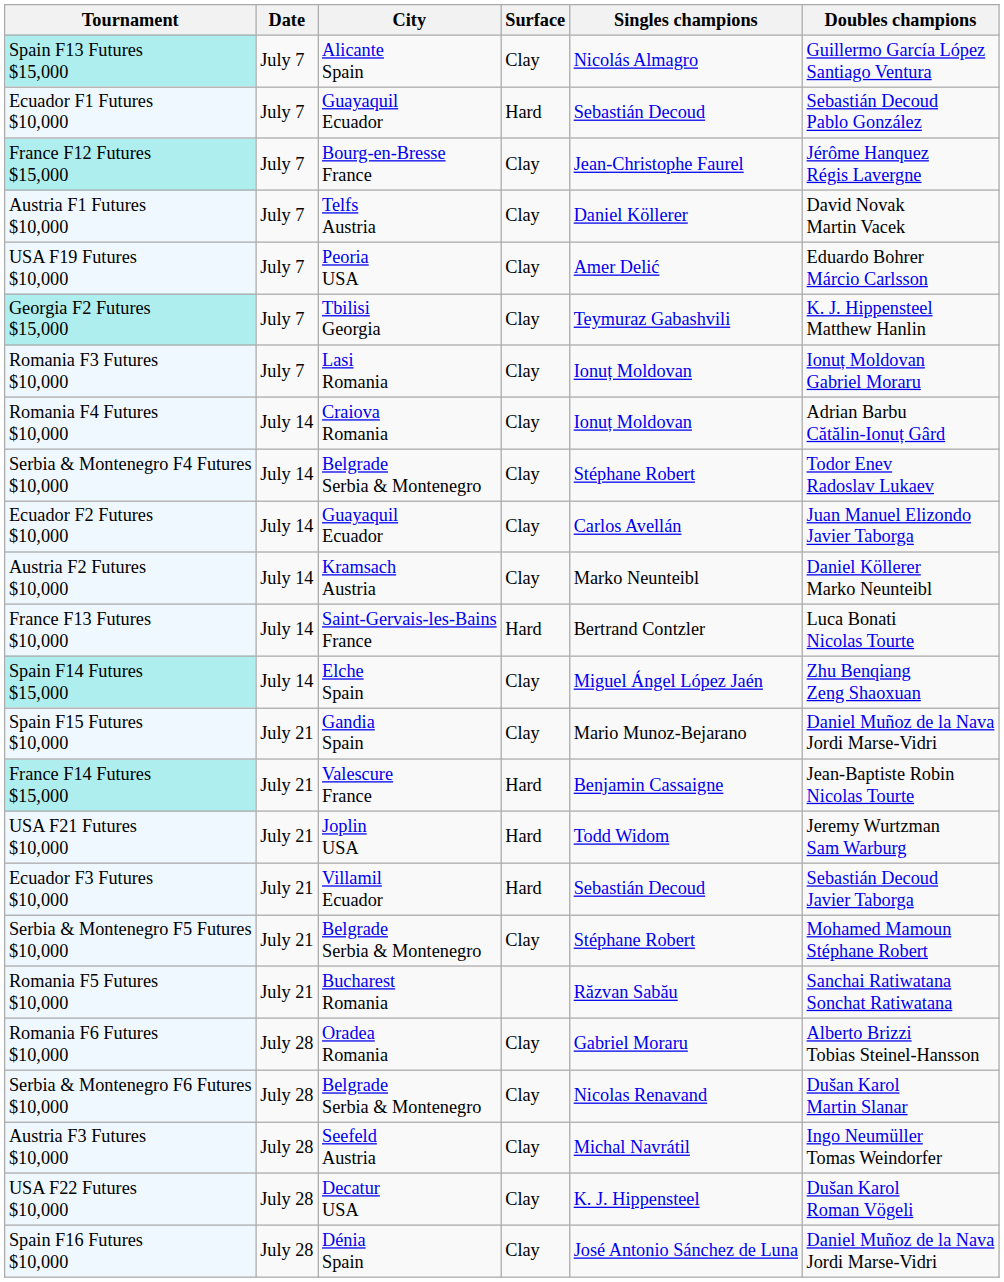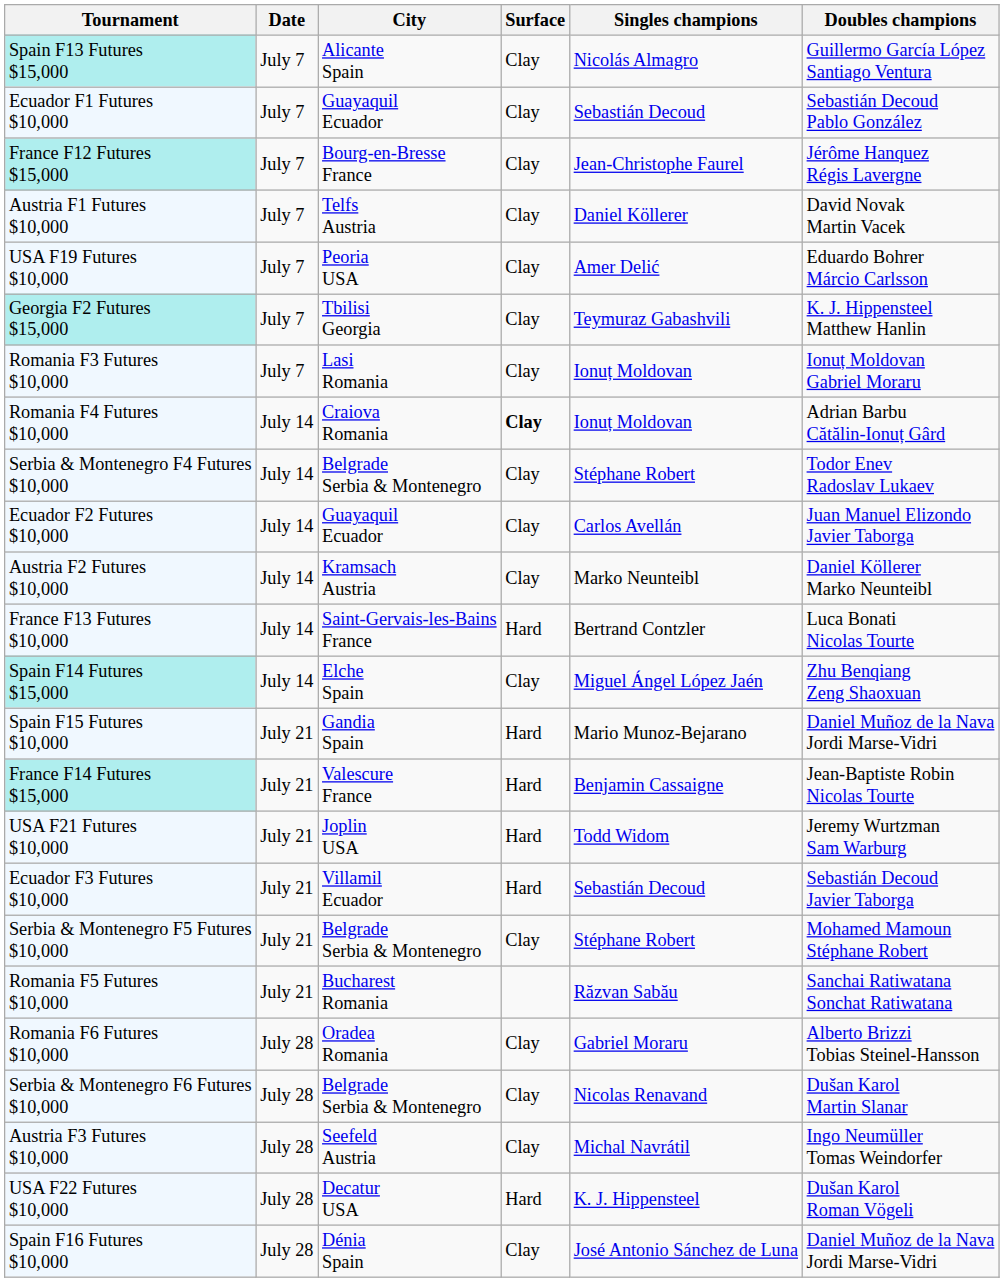(523, 112) Hard -> (522, 112) Clay
(522, 423) normal -> (523, 423) bold
(522, 733) Clay -> (523, 733) Hard
(522, 1199) Clay -> (523, 1199) Hard
